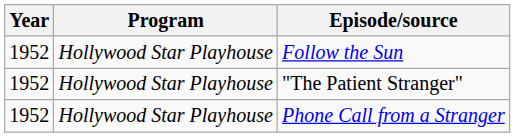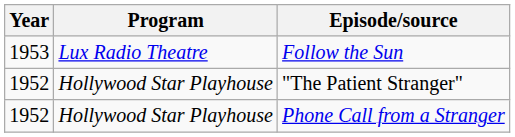(29, 52) 1952 -> (29, 52) 1953
(166, 52) Hollywood Star Playhouse -> (133, 52) Lux Radio Theatre
